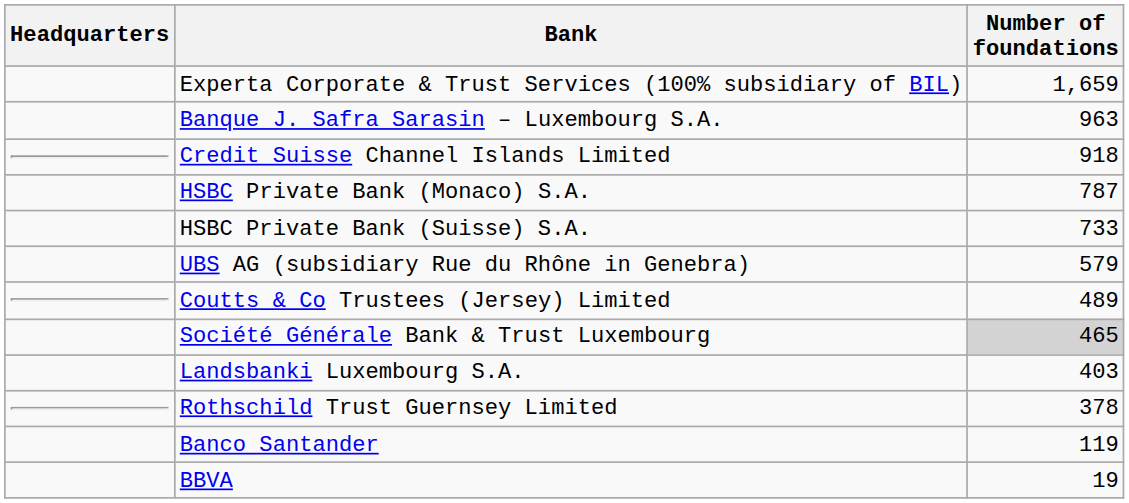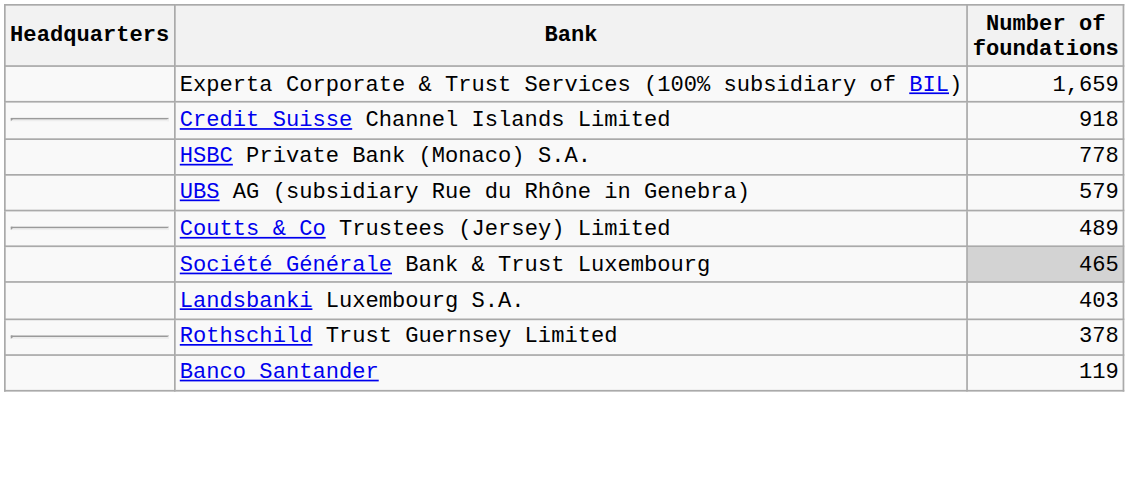- row: (452, 120)
(1099, 192) 787 -> (1099, 156) 778
- row: (385, 228)
- row: (206, 481)
